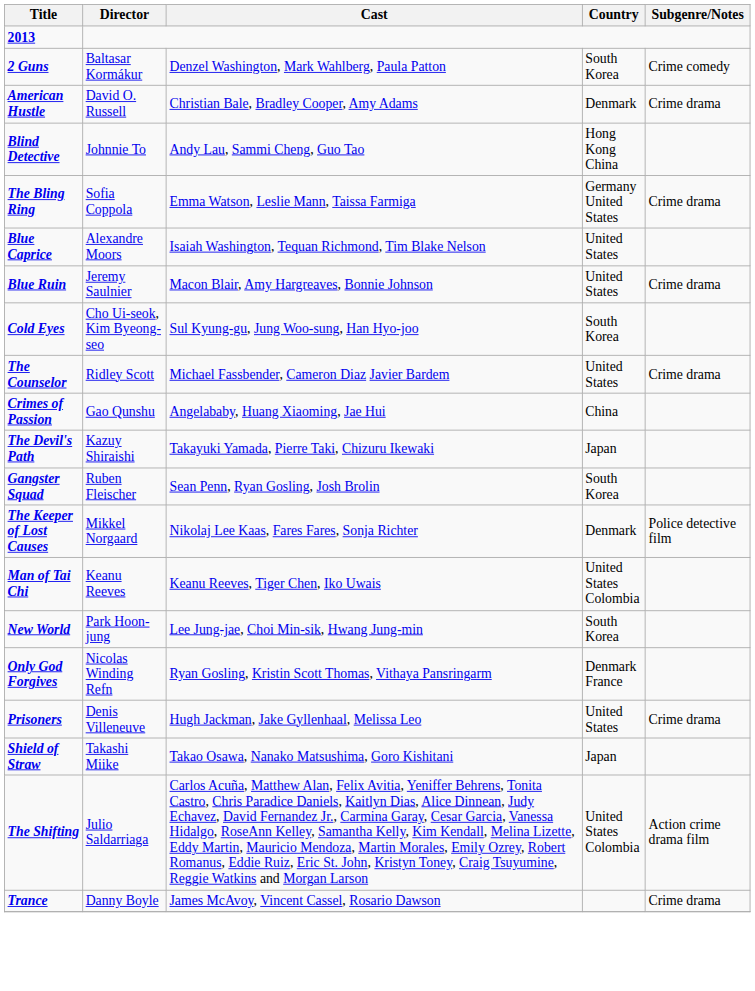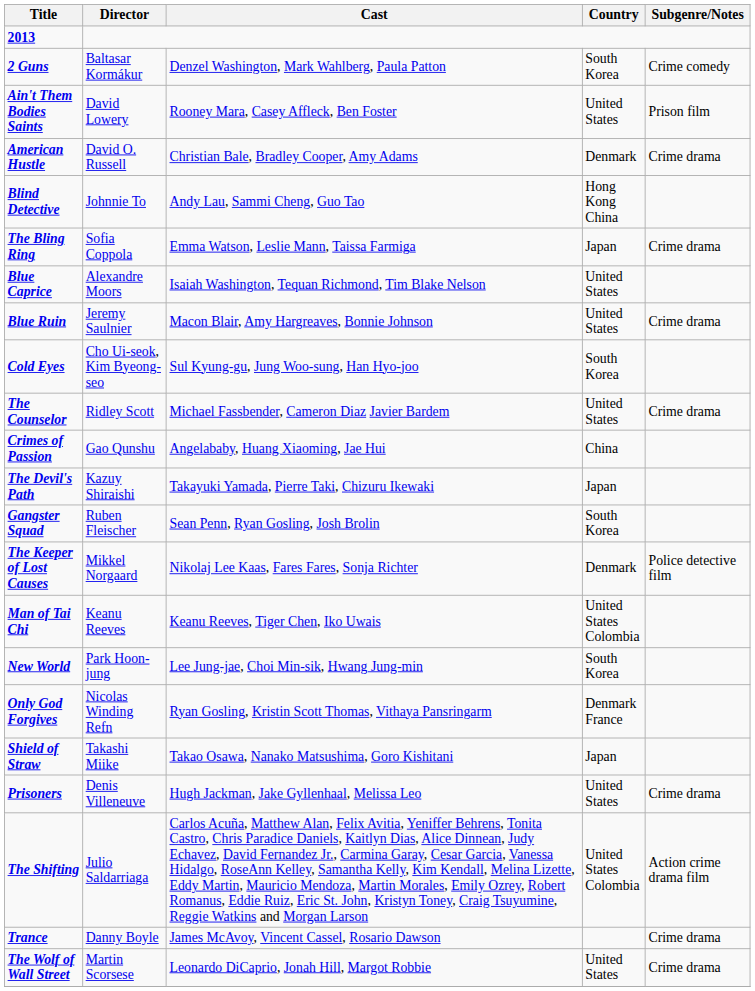+ row: (40, 111)
(611, 201) Germany United States -> (601, 246) Japan
rows swapped: (35, 719) <-> (33, 756)
+ row: (41, 967)
